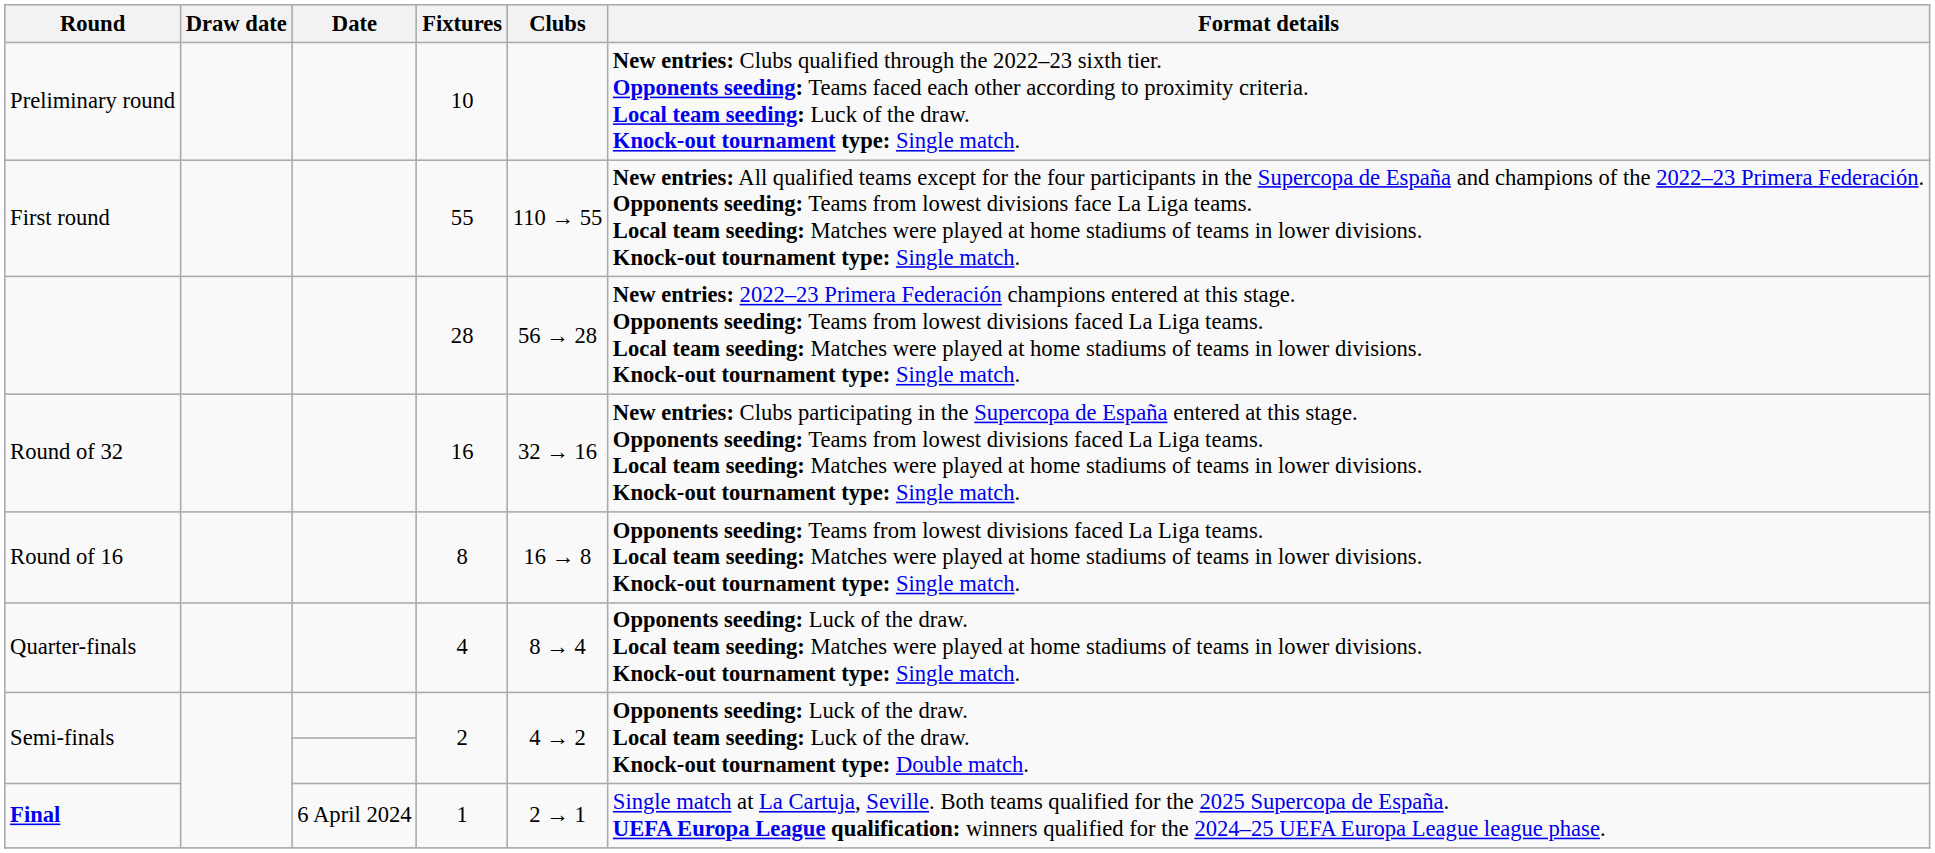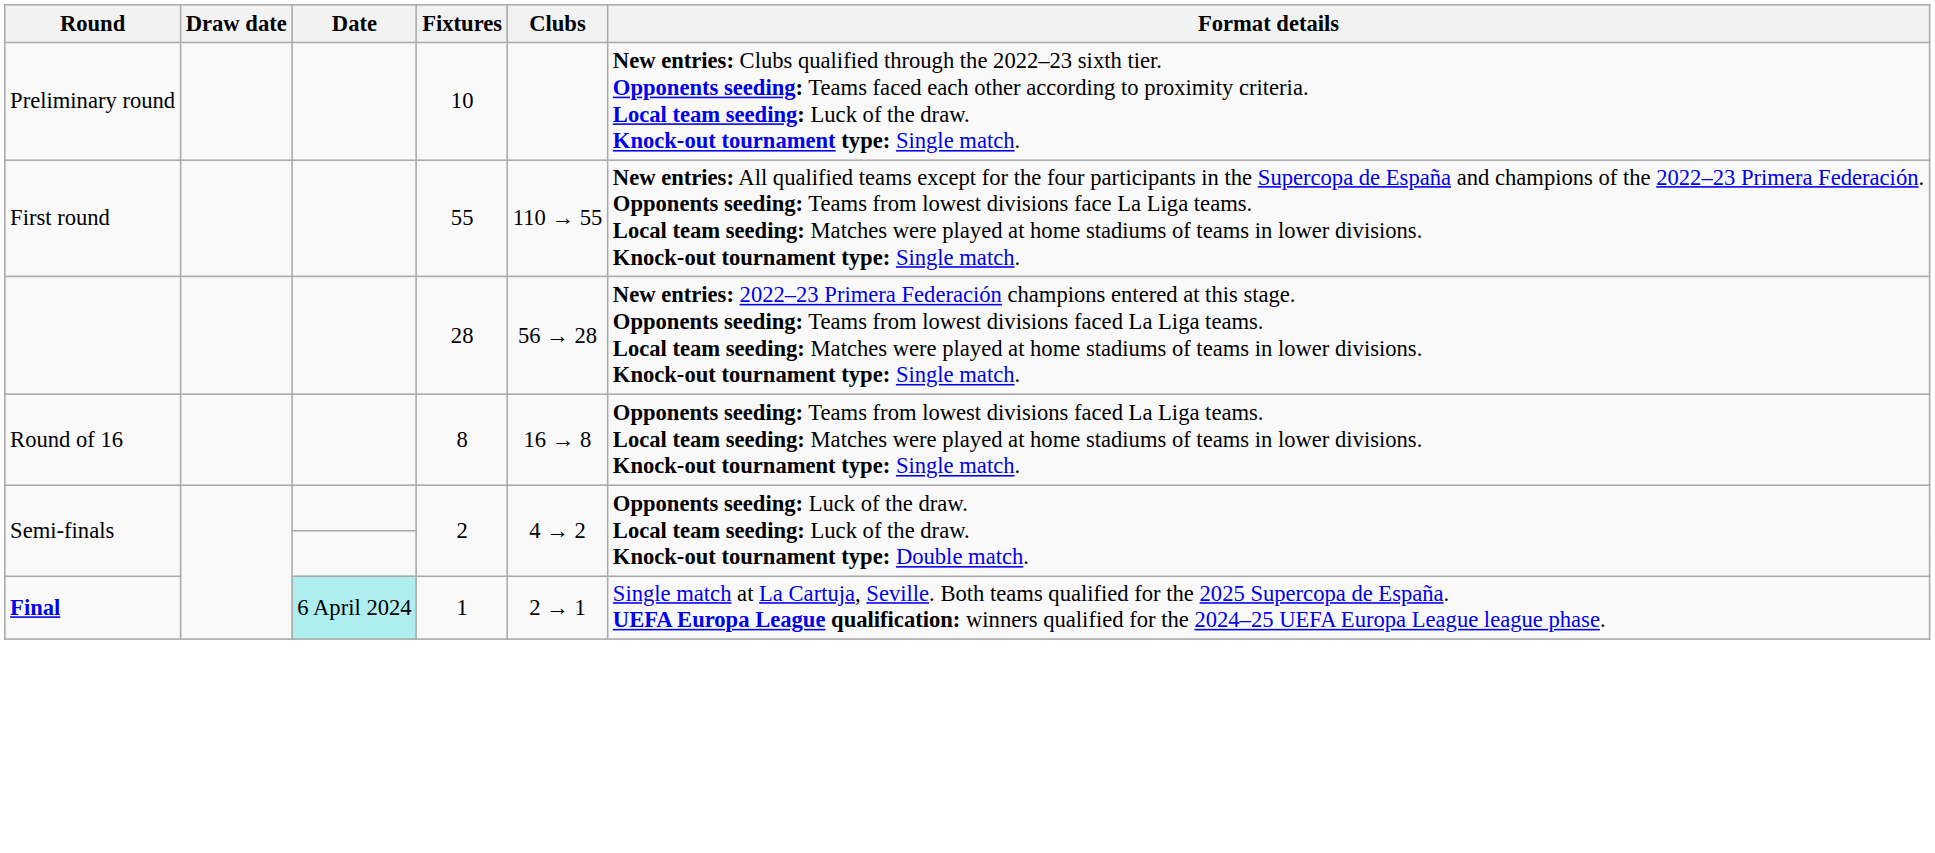- row: (67, 452)
- row: (73, 647)
(354, 815) no background -> (354, 607) paleturquoise background
